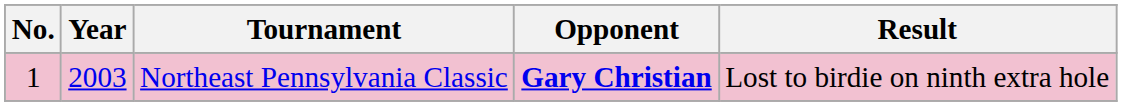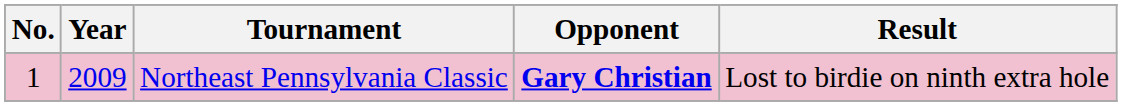(97, 76) 2003 -> (97, 76) 2009
